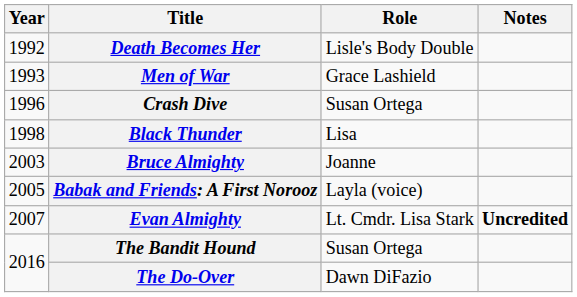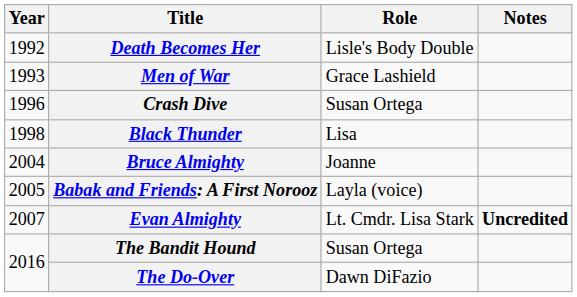(27, 162) 2003 -> (27, 162) 2004
